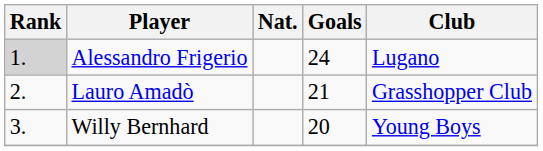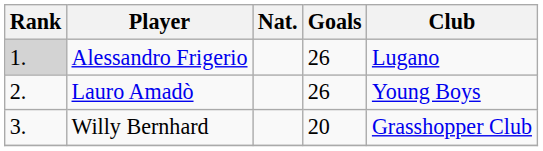(319, 57) 24 -> (319, 57) 26
(319, 92) 21 -> (319, 92) 26
(452, 92) Grasshopper Club -> (426, 92) Young Boys
(426, 127) Young Boys -> (452, 127) Grasshopper Club
